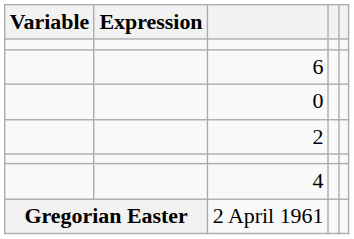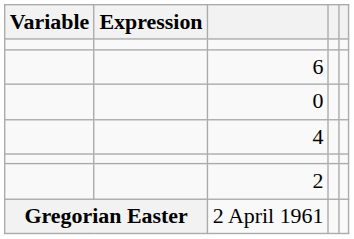rows swapped: (50, 181) <-> (50, 136)
